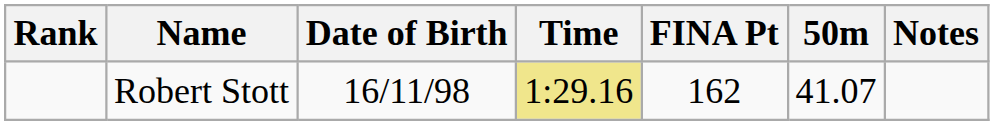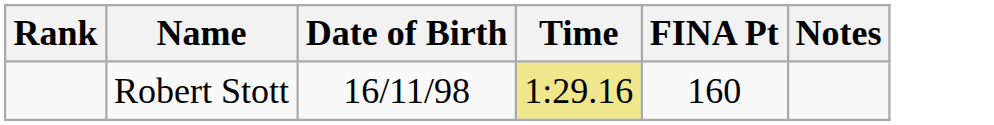- column: (836, 33)
(714, 90) 162 -> (714, 90) 160
